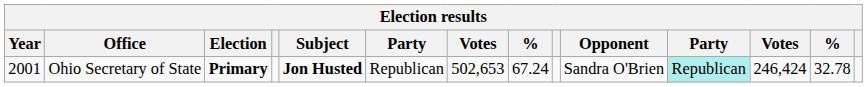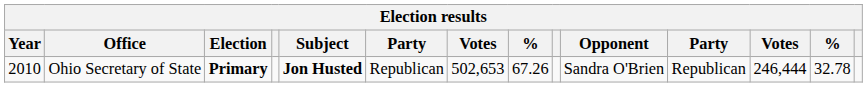(25, 69) 2001 -> (25, 69) 2010
(530, 69) 67.24 -> (530, 69) 67.26
(709, 69) paleturquoise background -> (709, 69) no background
(780, 69) 246,424 -> (780, 69) 246,444
